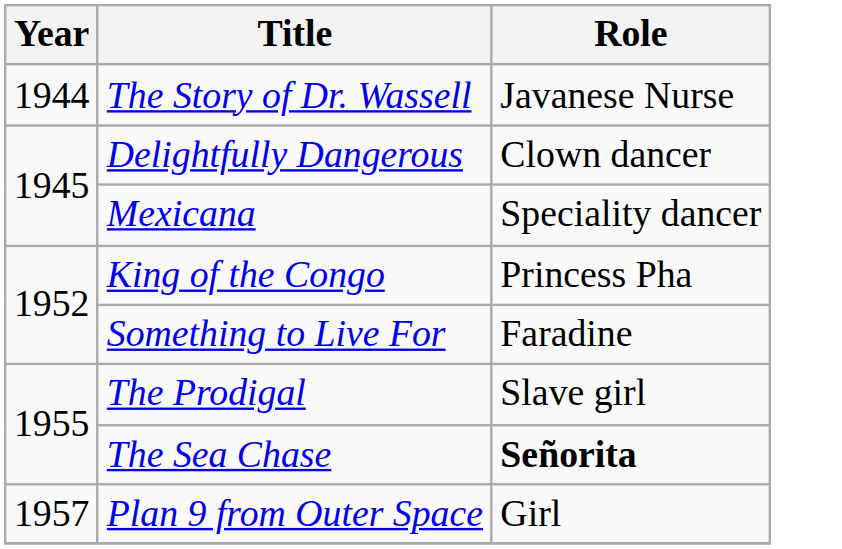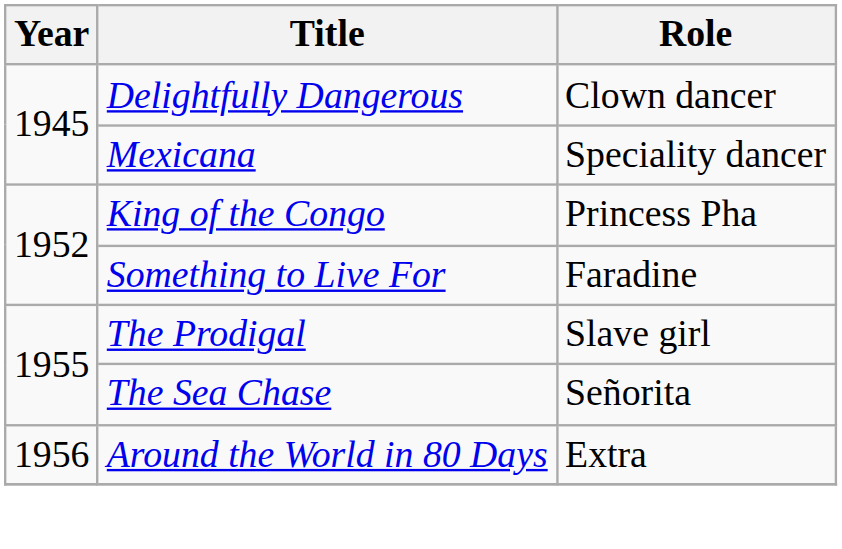- row: (289, 94)
(569, 453) bold -> (628, 393) normal
+ row: (327, 453)
- row: (295, 513)
